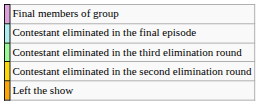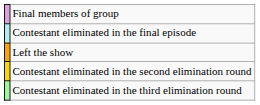rows swapped: (127, 52) <-> (43, 90)
